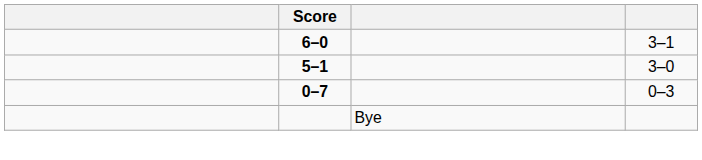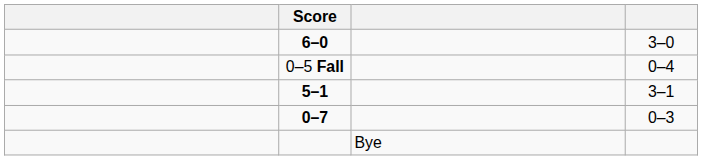(661, 42) 3–1 -> (661, 42) 3–0
+ row: (315, 67)
(661, 67) 3–0 -> (661, 92) 3–1
